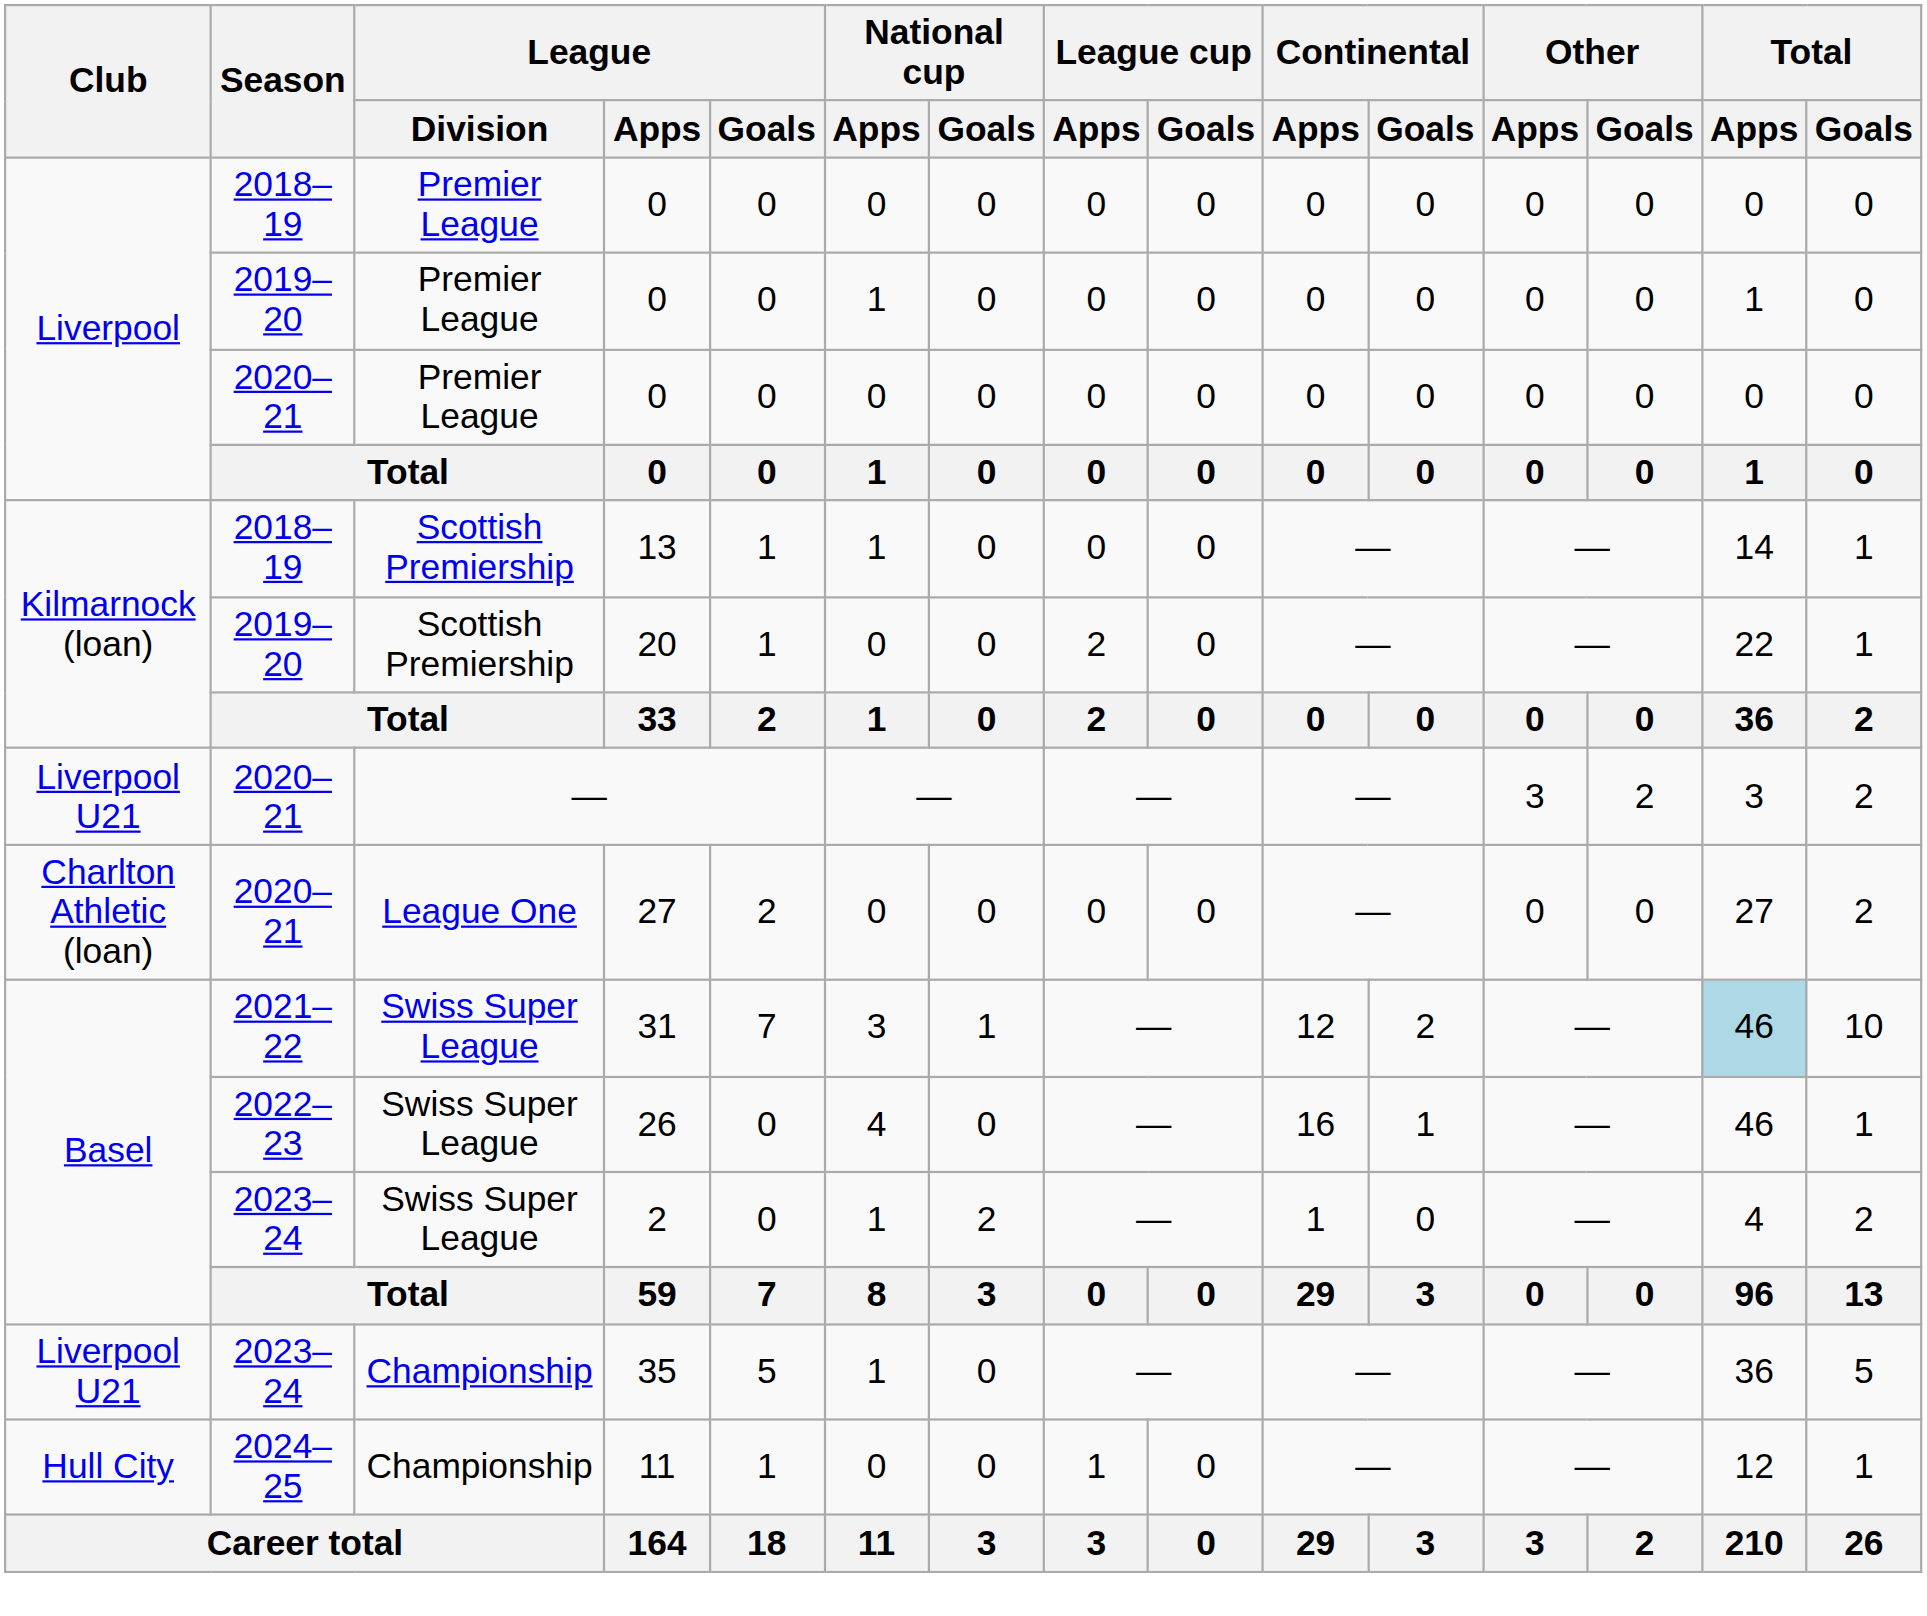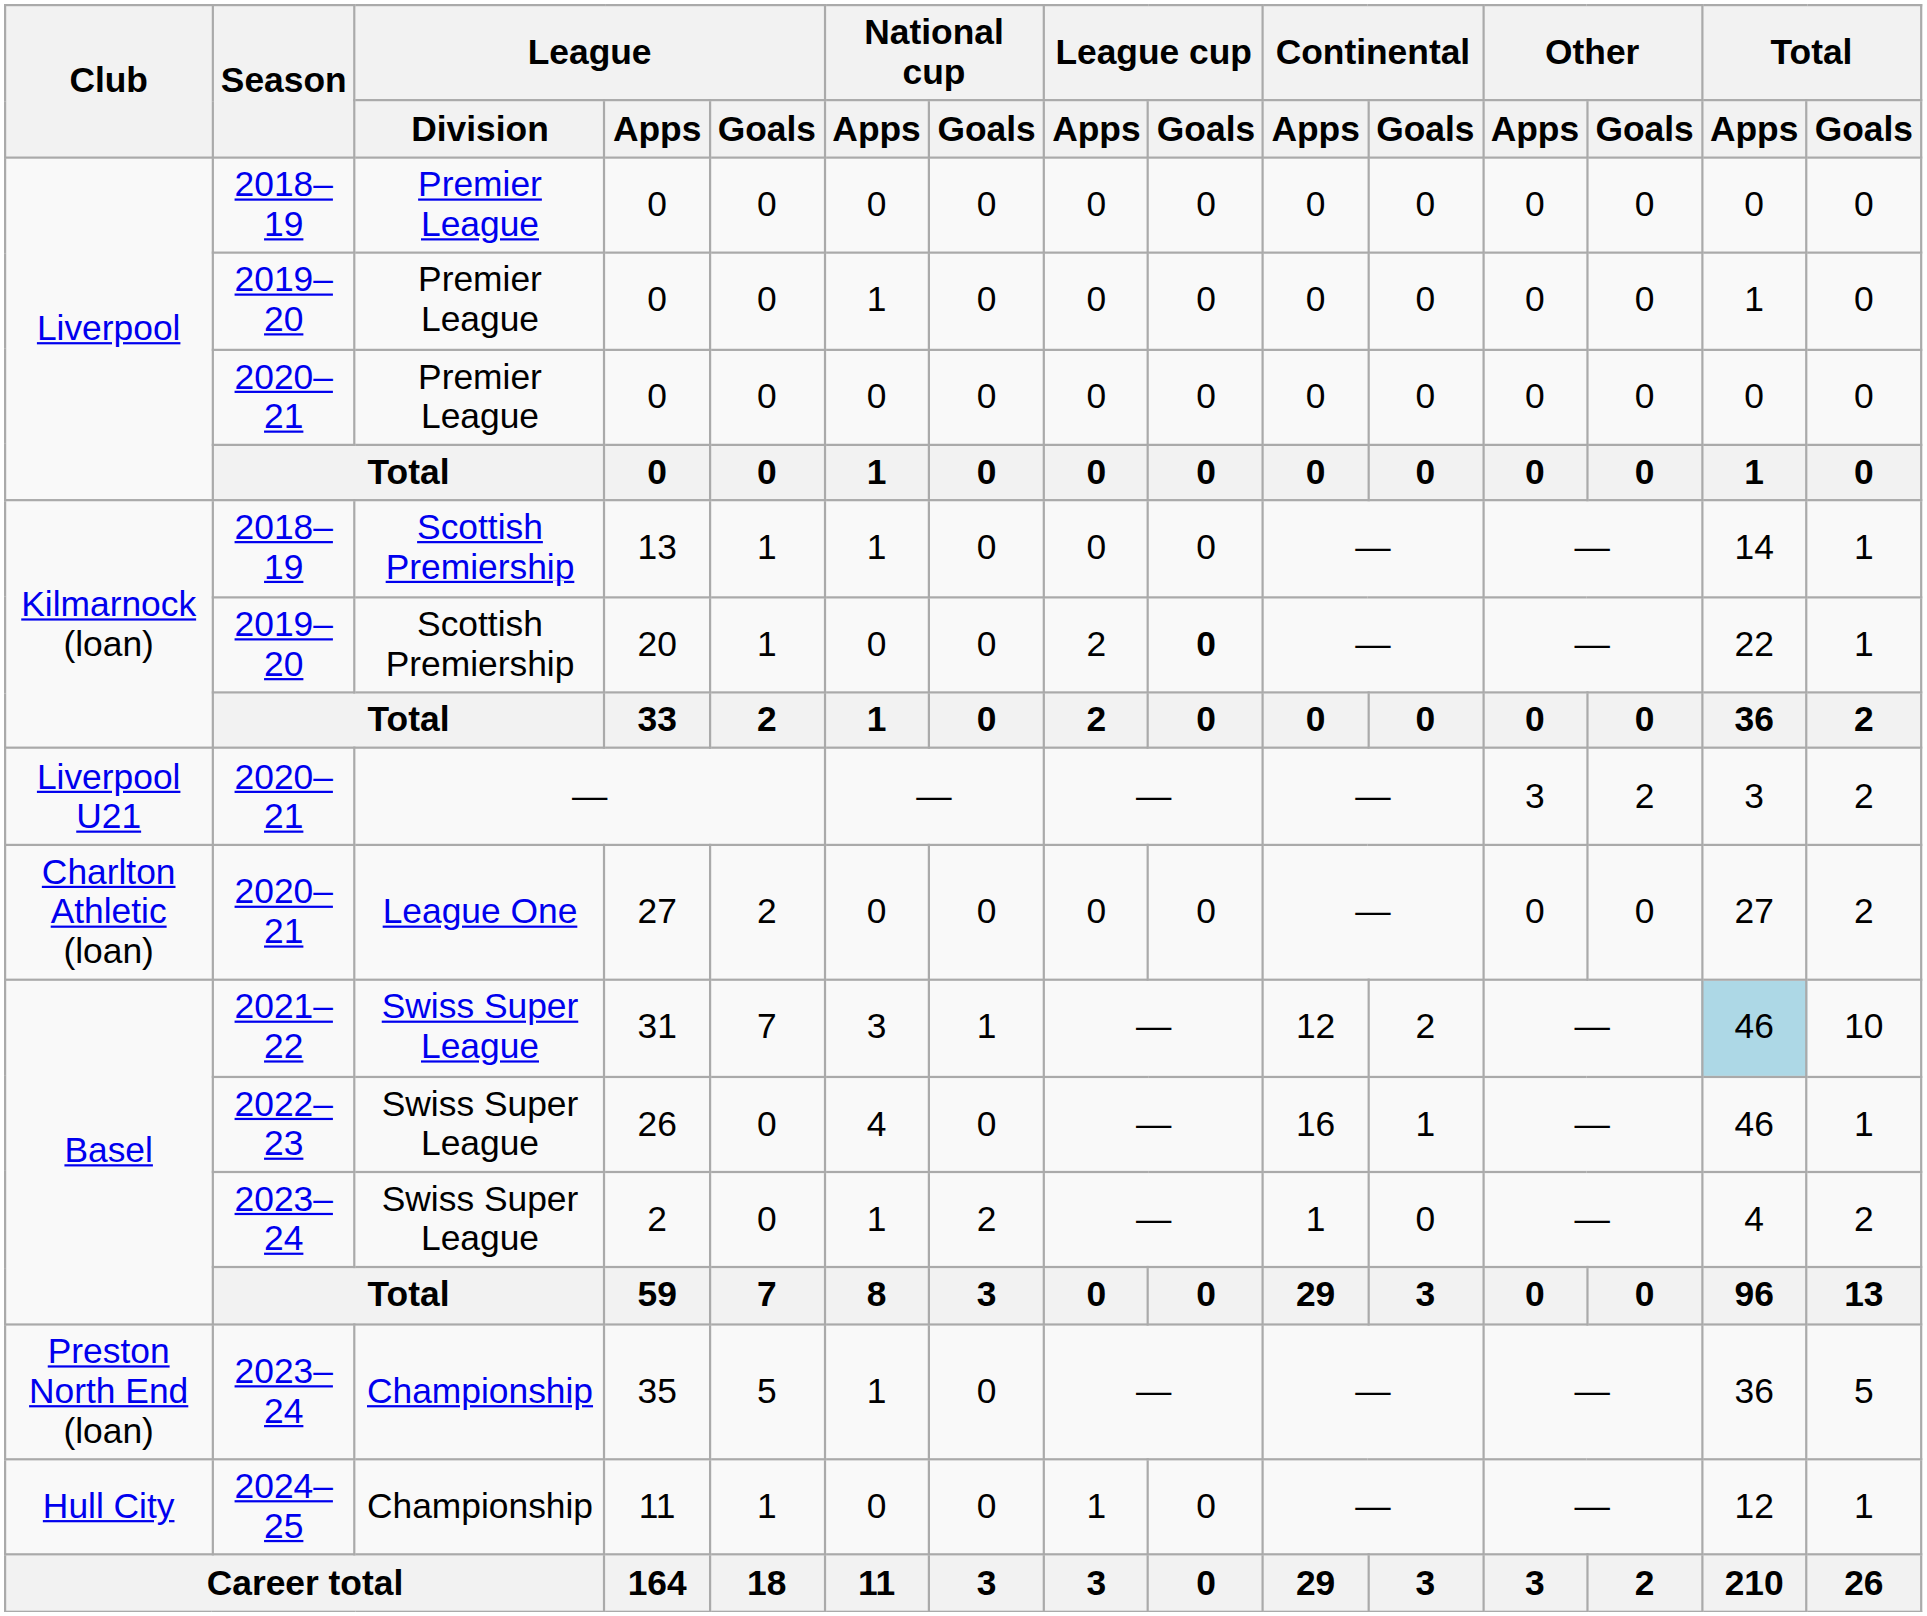(1206, 643) normal -> (1206, 643) bold
(108, 1370) Liverpool U21 -> (109, 1390) Preston North End (loan)
